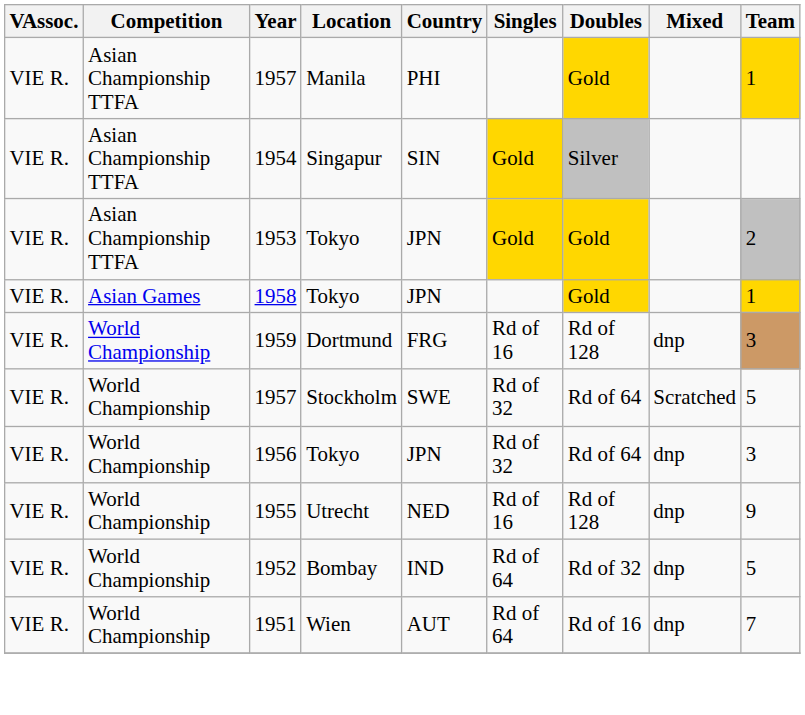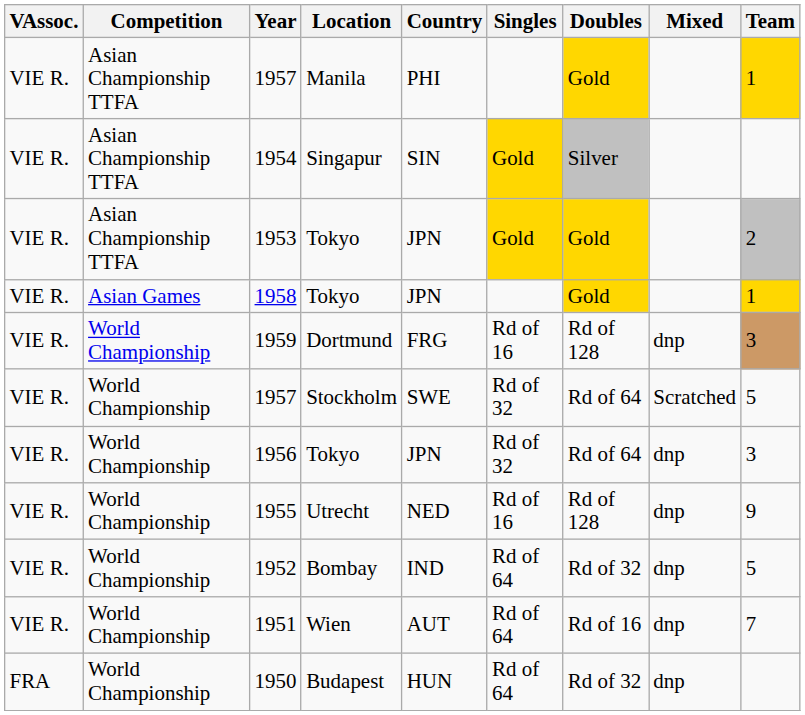+ row: (276, 681)
